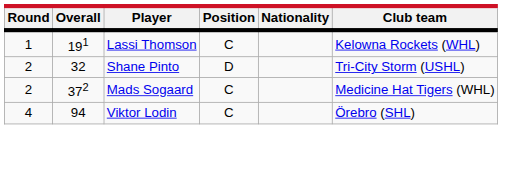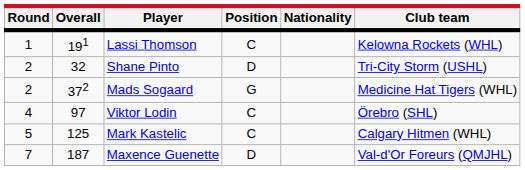(229, 90) C -> (251, 90) G
(78, 113) 94 -> (78, 113) 97
+ row: (147, 134)
+ row: (163, 155)
